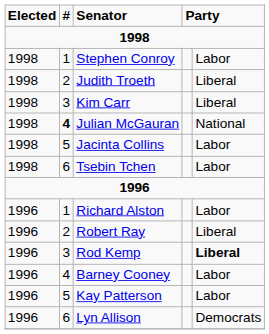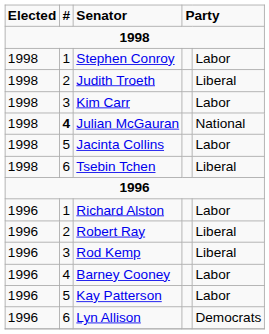(216, 102) Liberal -> (213, 102) Labor
(213, 166) Labor -> (216, 166) Liberal
(218, 253) bold -> (216, 253) normal
